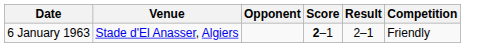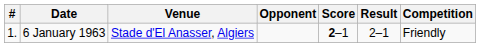+ column: (12, 14)
